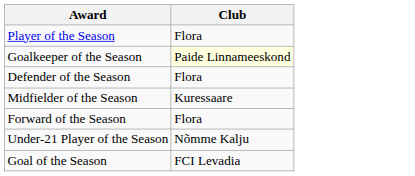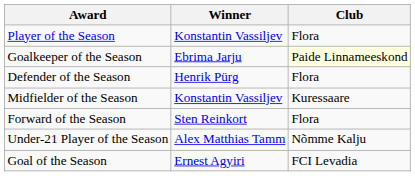+ column: (230, 14)
